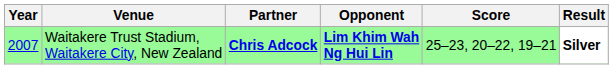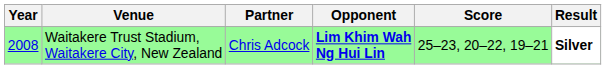(23, 45) 2007 -> (23, 45) 2008
(273, 45) bold -> (269, 45) normal
